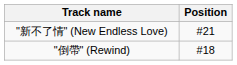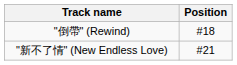rows swapped: (92, 50) <-> (92, 31)
